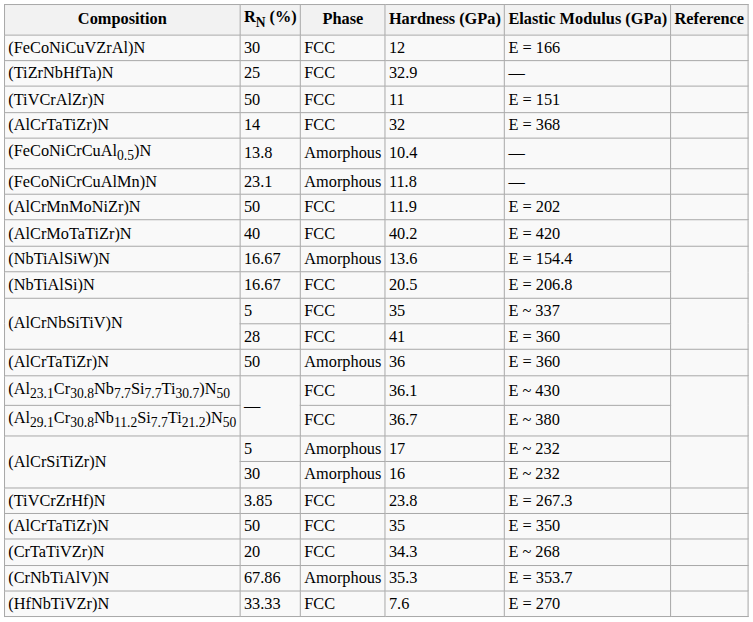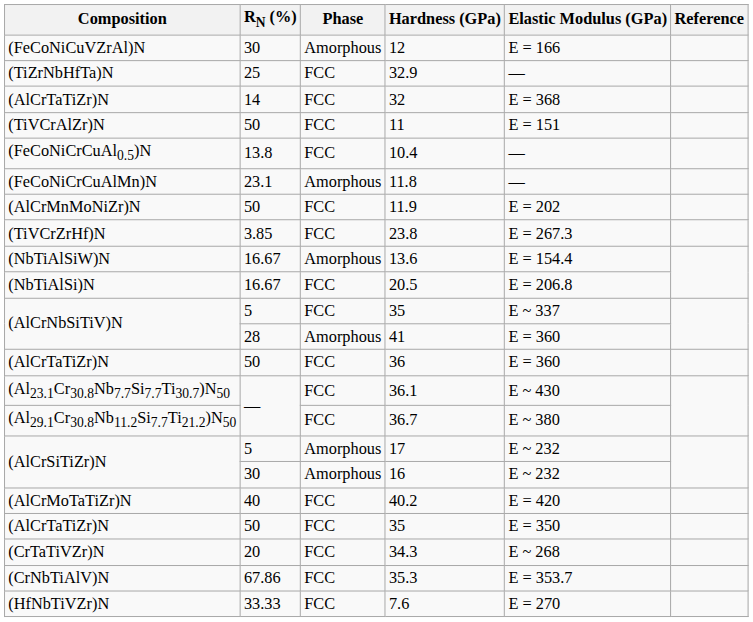(320, 47) FCC -> (343, 47) Amorphous
rows swapped: (56, 99) <-> (59, 125)
(343, 153) Amorphous -> (320, 153) FCC
rows swapped: (57, 500) <-> (70, 233)
(320, 336) FCC -> (343, 336) Amorphous
(343, 362) Amorphous -> (320, 362) FCC
(343, 578) Amorphous -> (320, 578) FCC
